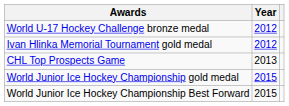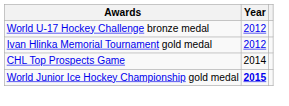(266, 61) 2013 -> (255, 61) 2014
(266, 77) normal -> (255, 77) bold
- row: (128, 93)
